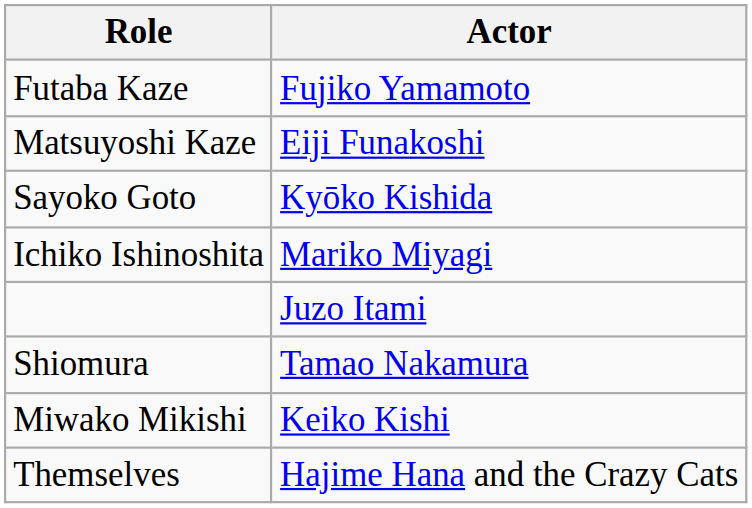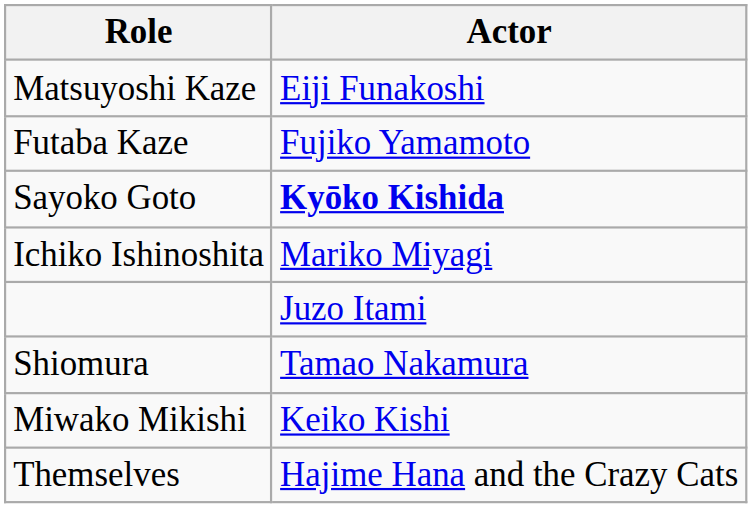rows swapped: (101, 87) <-> (135, 142)
(386, 198) normal -> (392, 198) bold
